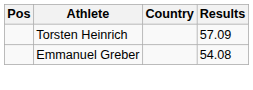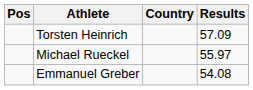+ row: (83, 54)
